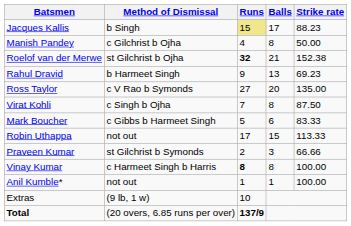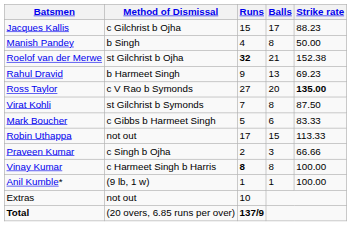(123, 27) b Singh -> (144, 27) c Gilchrist b Ojha
(245, 27) khaki background -> (245, 27) no background
(144, 43) c Gilchrist b Ojha -> (123, 43) b Singh
(311, 89) normal -> (311, 89) bold
(139, 105) c Singh b Ojha -> (155, 105) st Gilchrist b Symonds
(155, 151) st Gilchrist b Symonds -> (139, 151) c Singh b Ojha
(121, 182) not out -> (128, 182) (9 lb, 1 w)
(128, 197) (9 lb, 1 w) -> (121, 197) not out
